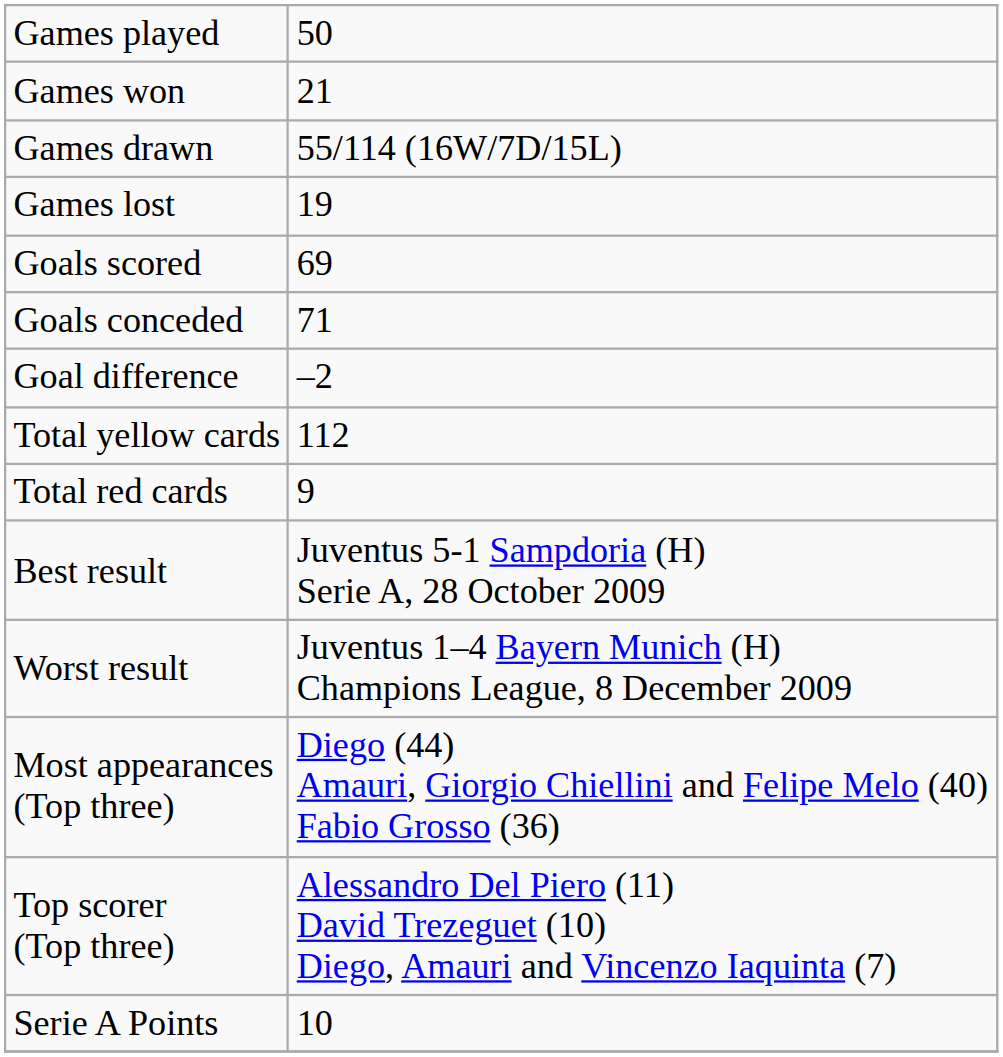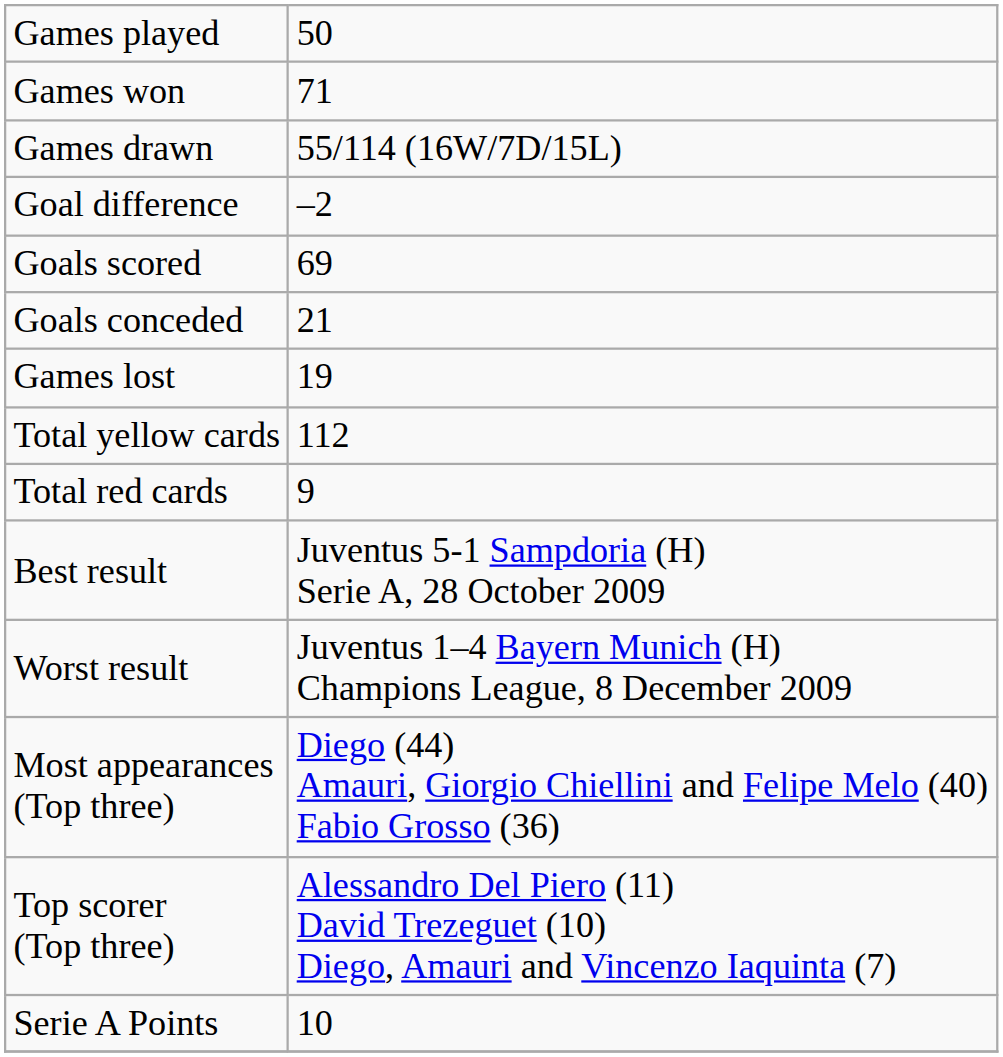(315, 90) 21 -> (315, 90) 71
rows swapped: (94, 205) <-> (126, 377)
(315, 319) 71 -> (315, 319) 21
